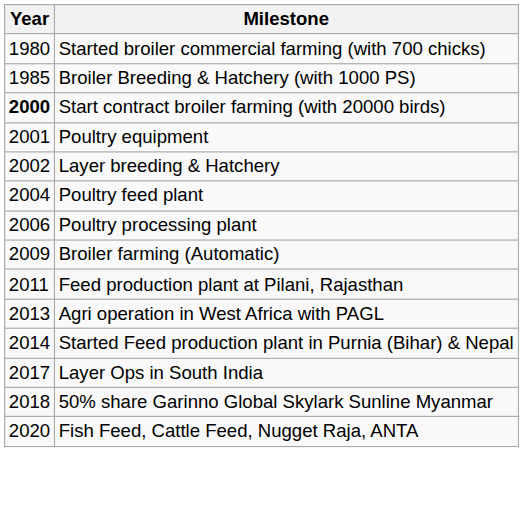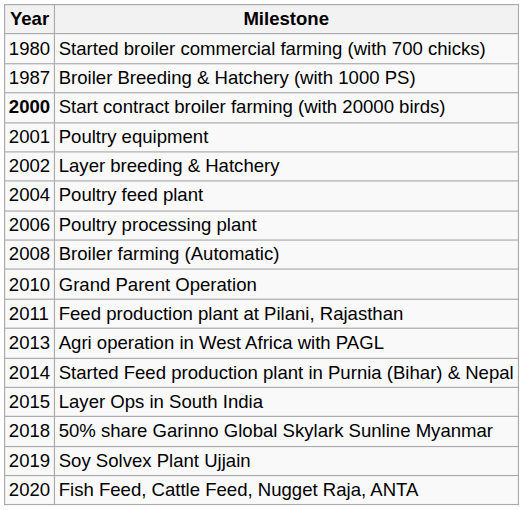(30, 78) 1985 -> (30, 78) 1987
(30, 254) 2009 -> (30, 254) 2008
+ row: (158, 284)
(30, 372) 2017 -> (30, 401) 2015
+ row: (155, 460)
